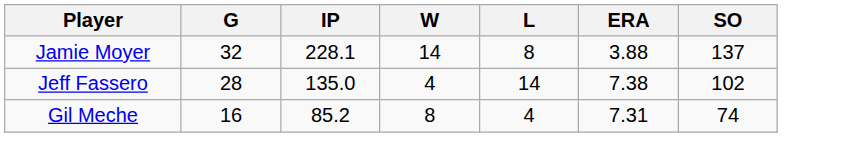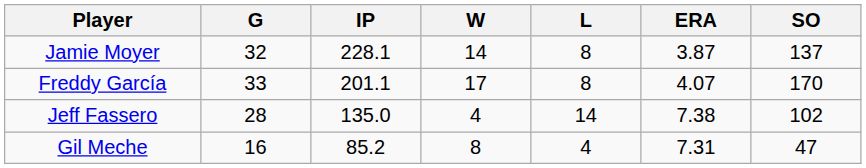(629, 52) 3.88 -> (696, 52) 3.87
+ row: (103, 83)
(728, 115) 74 -> (806, 147) 47
